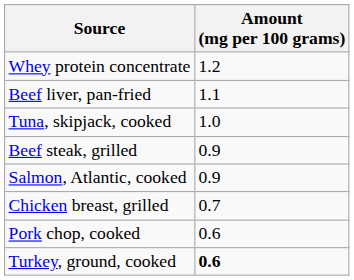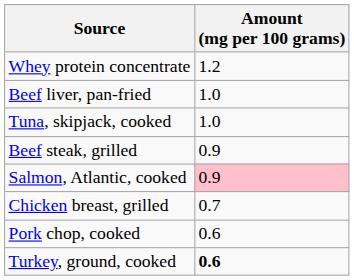(209, 94) 1.1 -> (209, 94) 1.0
(209, 177) no background -> (209, 177) pink background
